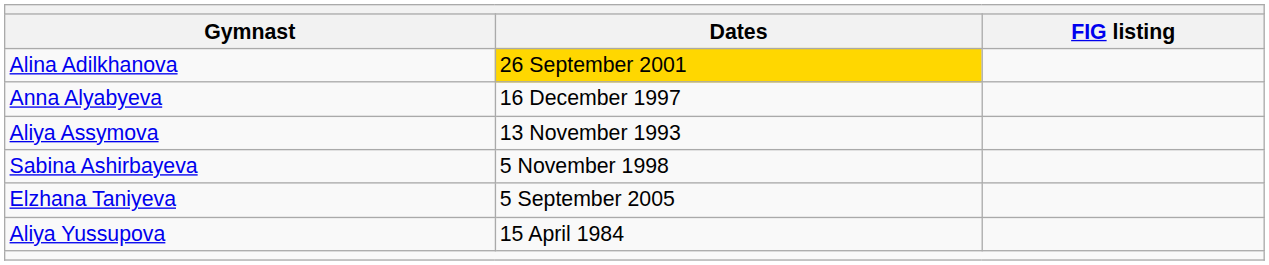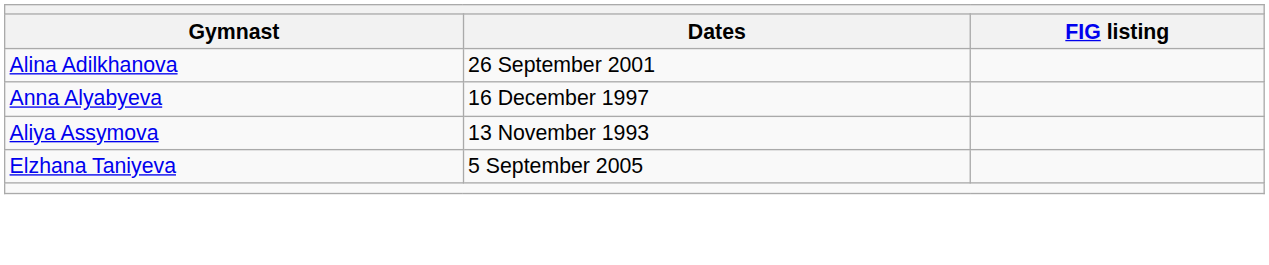(593, 64) gold background -> (562, 64) no background
- row: (104, 166)
- row: (87, 233)
